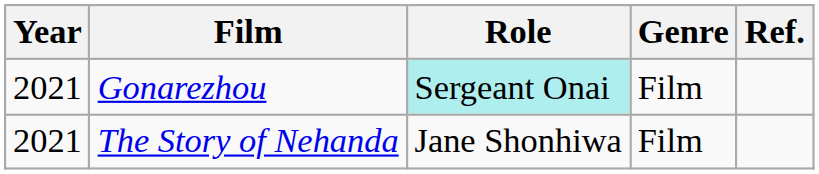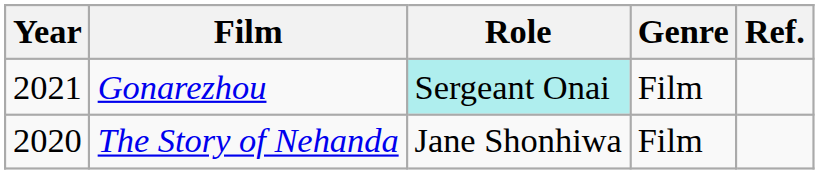(47, 140) 2021 -> (47, 140) 2020
